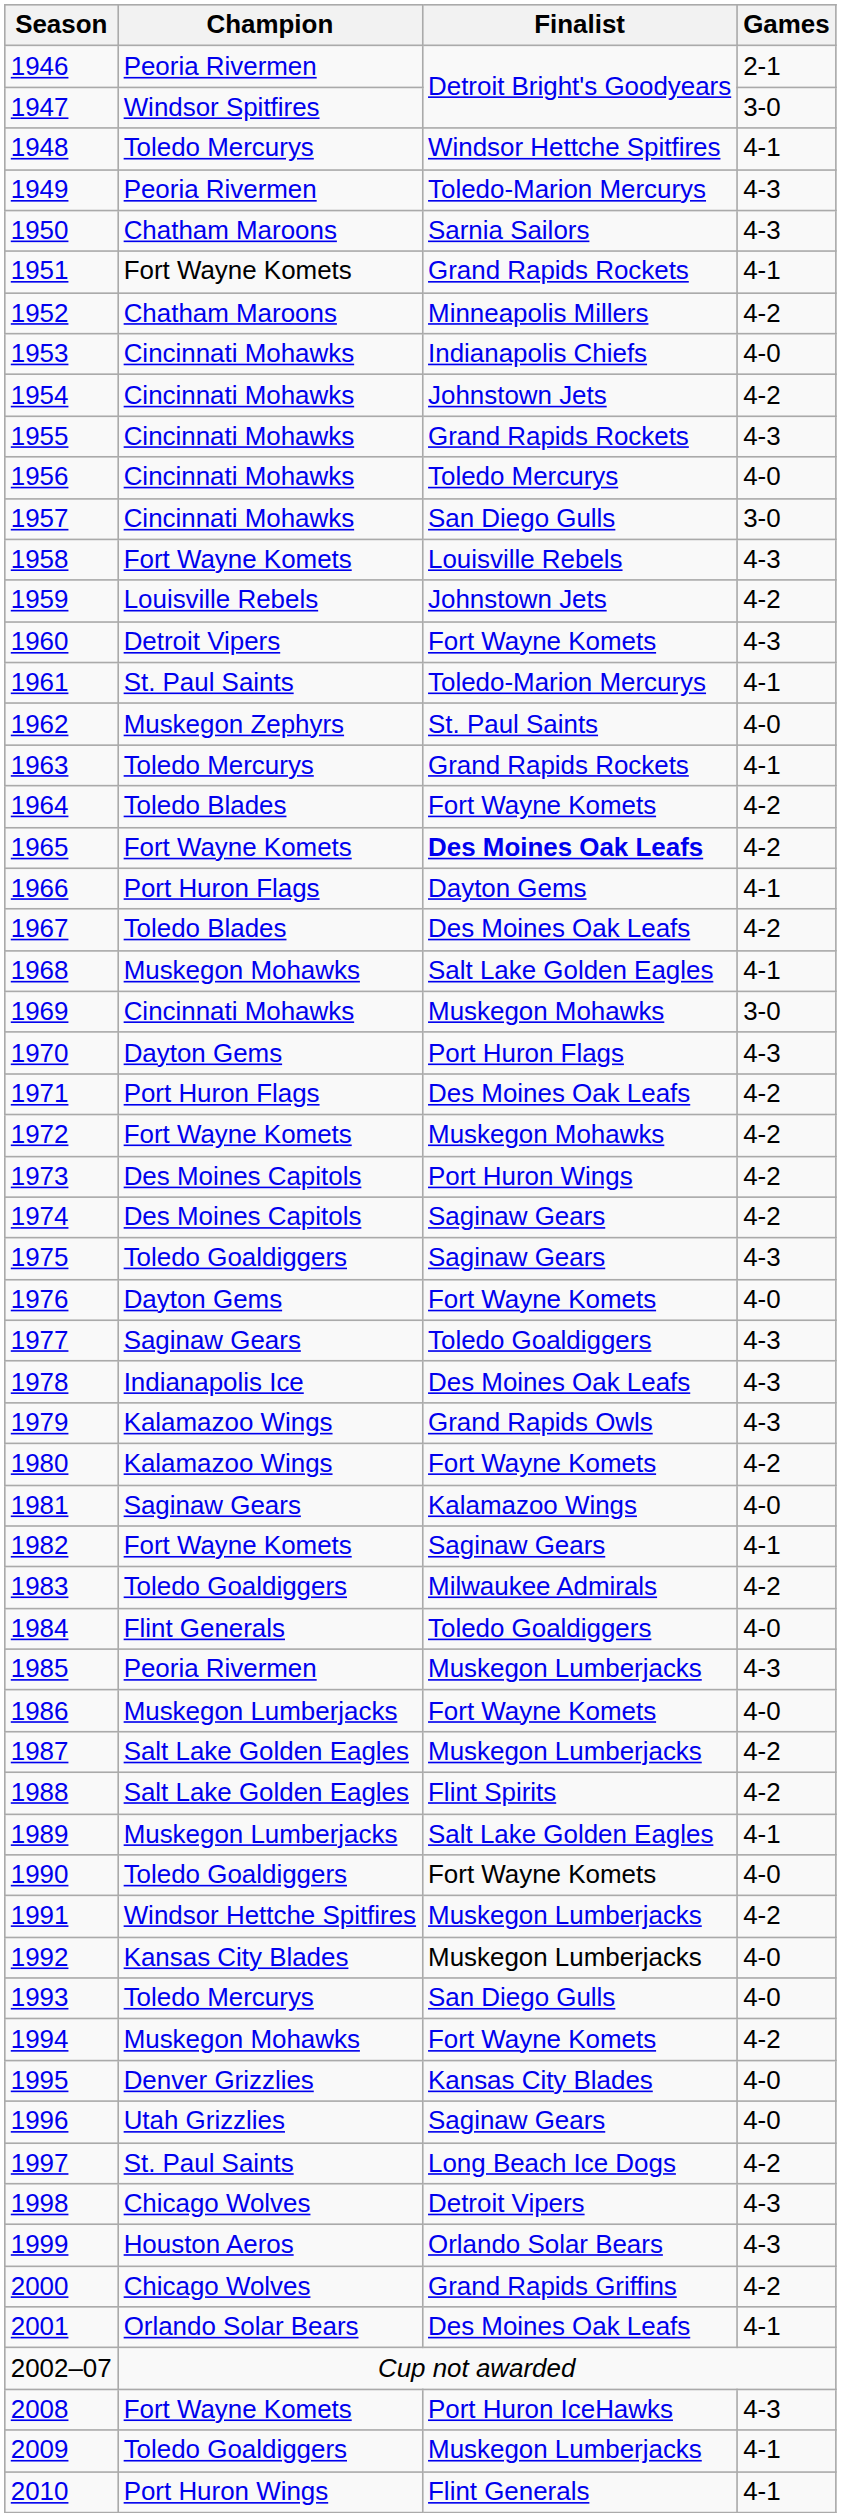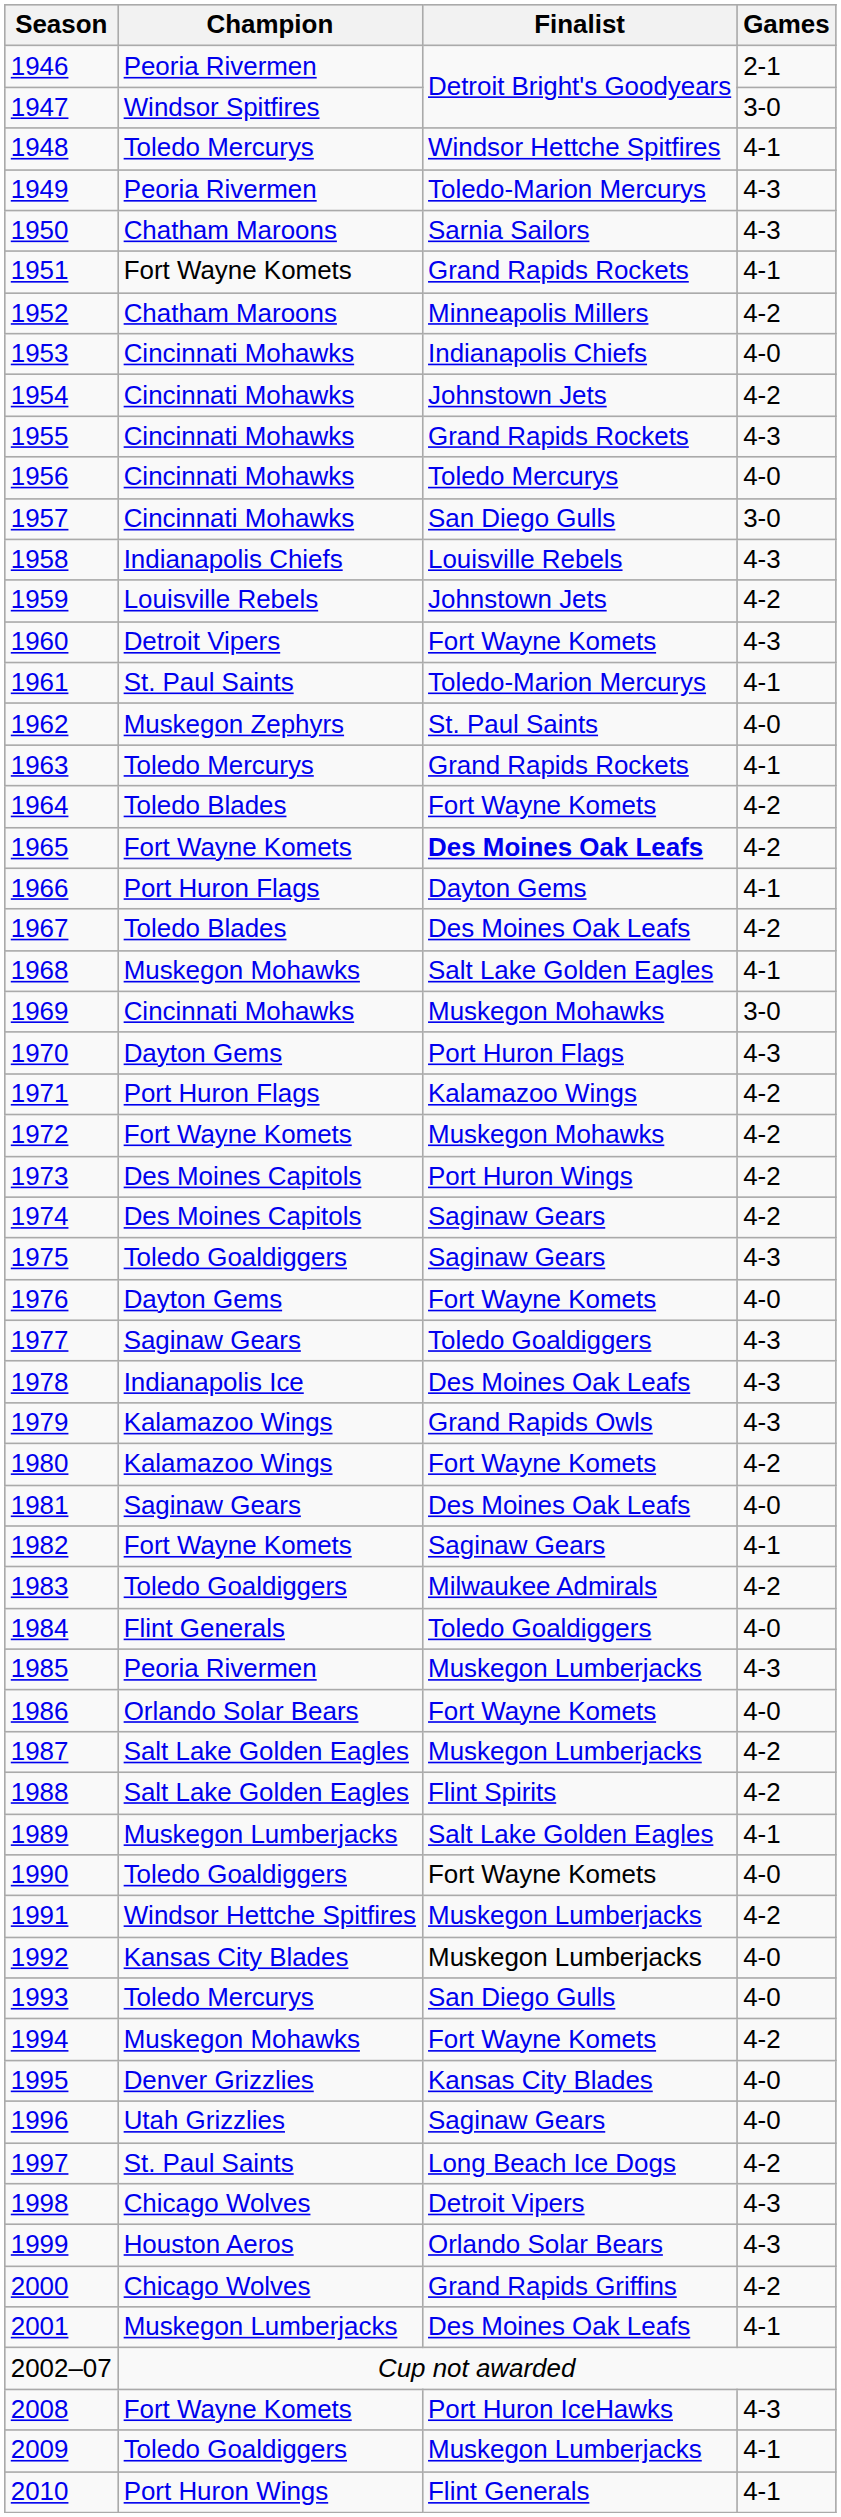(238, 559) Fort Wayne Komets -> (233, 559) Indianapolis Chiefs
(559, 1093) Des Moines Oak Leafs -> (532, 1093) Kalamazoo Wings
(532, 1504) Kalamazoo Wings -> (559, 1504) Des Moines Oak Leafs
(261, 1710) Muskegon Lumberjacks -> (241, 1710) Orlando Solar Bears
(241, 2327) Orlando Solar Bears -> (261, 2327) Muskegon Lumberjacks
